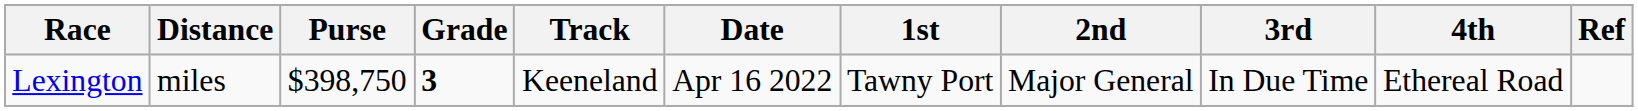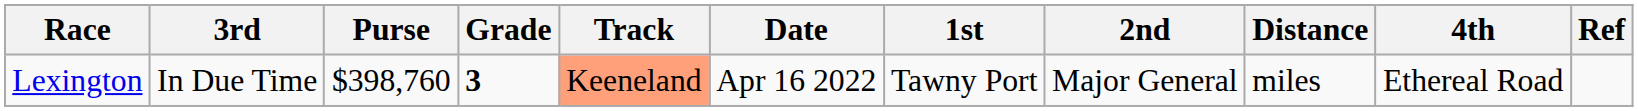columns swapped: (215, 29) <-> (1288, 29)
(347, 79) $398,750 -> (391, 79) $398,760
(590, 79) no background -> (634, 79) lightsalmon background
